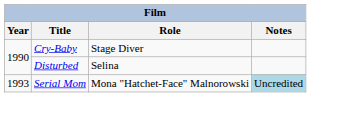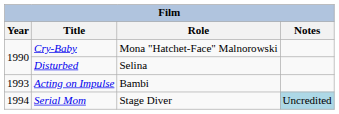(117, 48) Stage Diver -> (198, 48) Mona "Hatchet-Face" Malnorowski
+ row: (74, 83)
(18, 83) 1993 -> (18, 100) 1994
(170, 83) Mona "Hatchet-Face" Malnorowski -> (146, 100) Stage Diver
